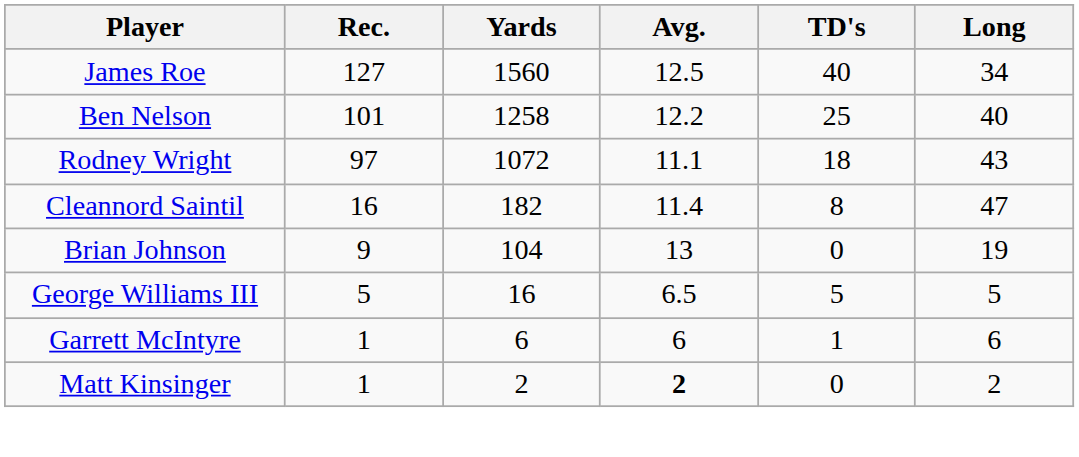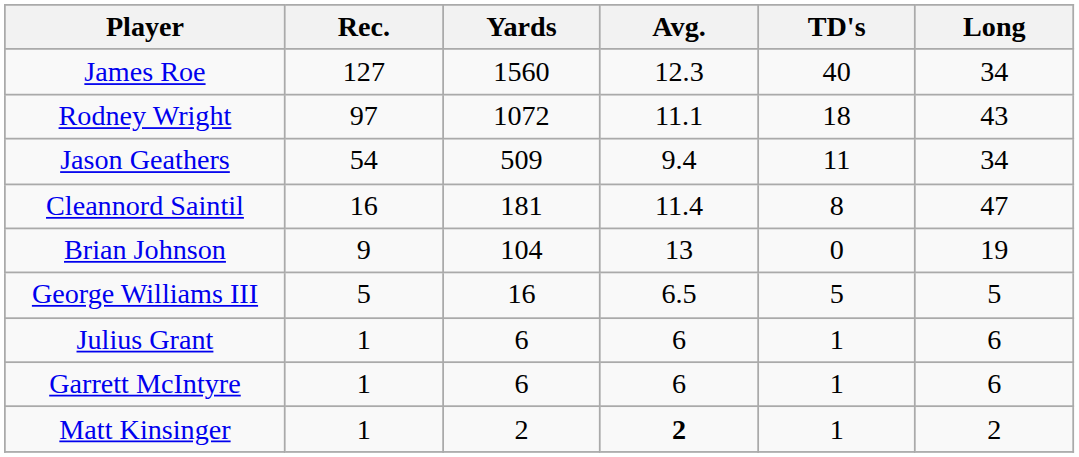(679, 71) 12.5 -> (679, 71) 12.3
- row: (145, 116)
+ row: (145, 160)
(521, 205) 182 -> (521, 205) 181
+ row: (145, 339)
(837, 384) 0 -> (837, 428) 1
